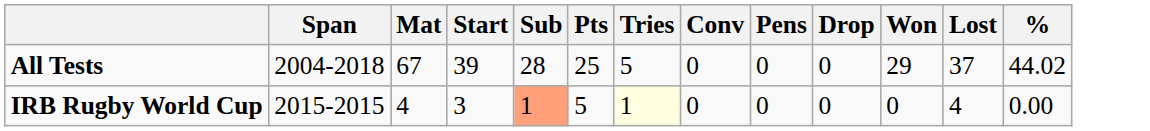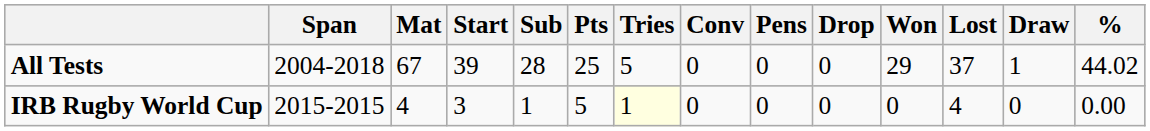+ column: (1039, 24)
(526, 105) lightsalmon background -> (526, 105) no background
